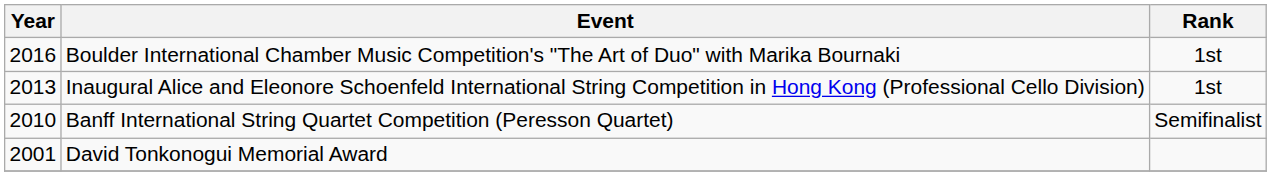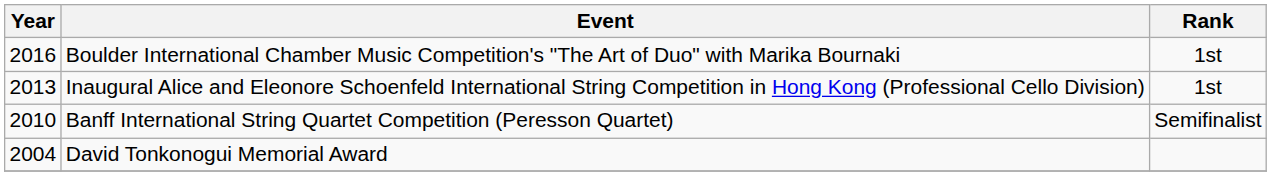(33, 154) 2001 -> (33, 154) 2004
